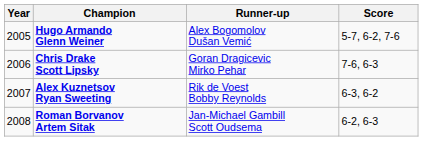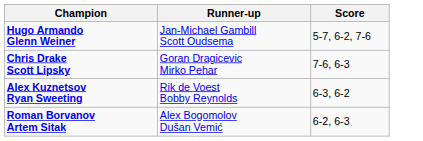- column: (19, 13)
(227, 36) Alex Bogomolov Dušan Vemić -> (208, 36) Jan-Michael Gambill Scott Oudsema
(237, 122) Jan-Michael Gambill Scott Oudsema -> (198, 122) Alex Bogomolov Dušan Vemić
